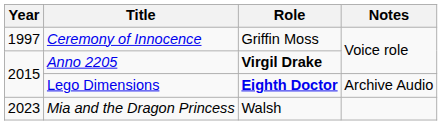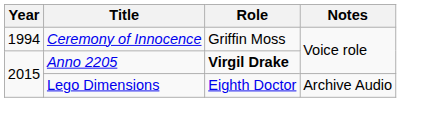(24, 39) 1997 -> (24, 39) 1994
(290, 85) bold -> (252, 85) normal
- row: (141, 108)
